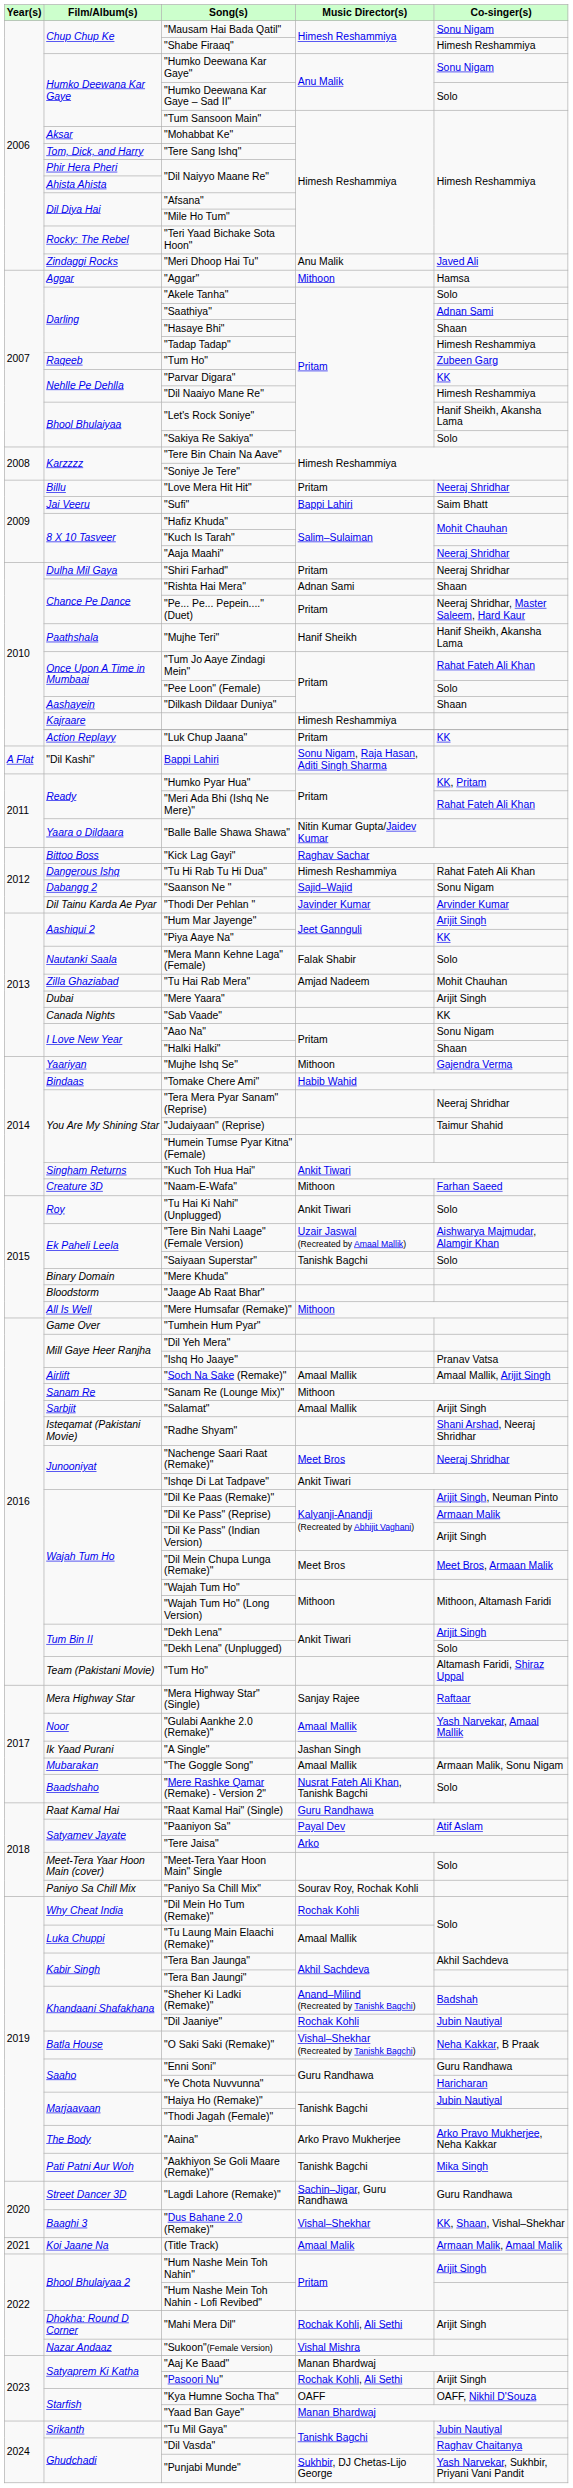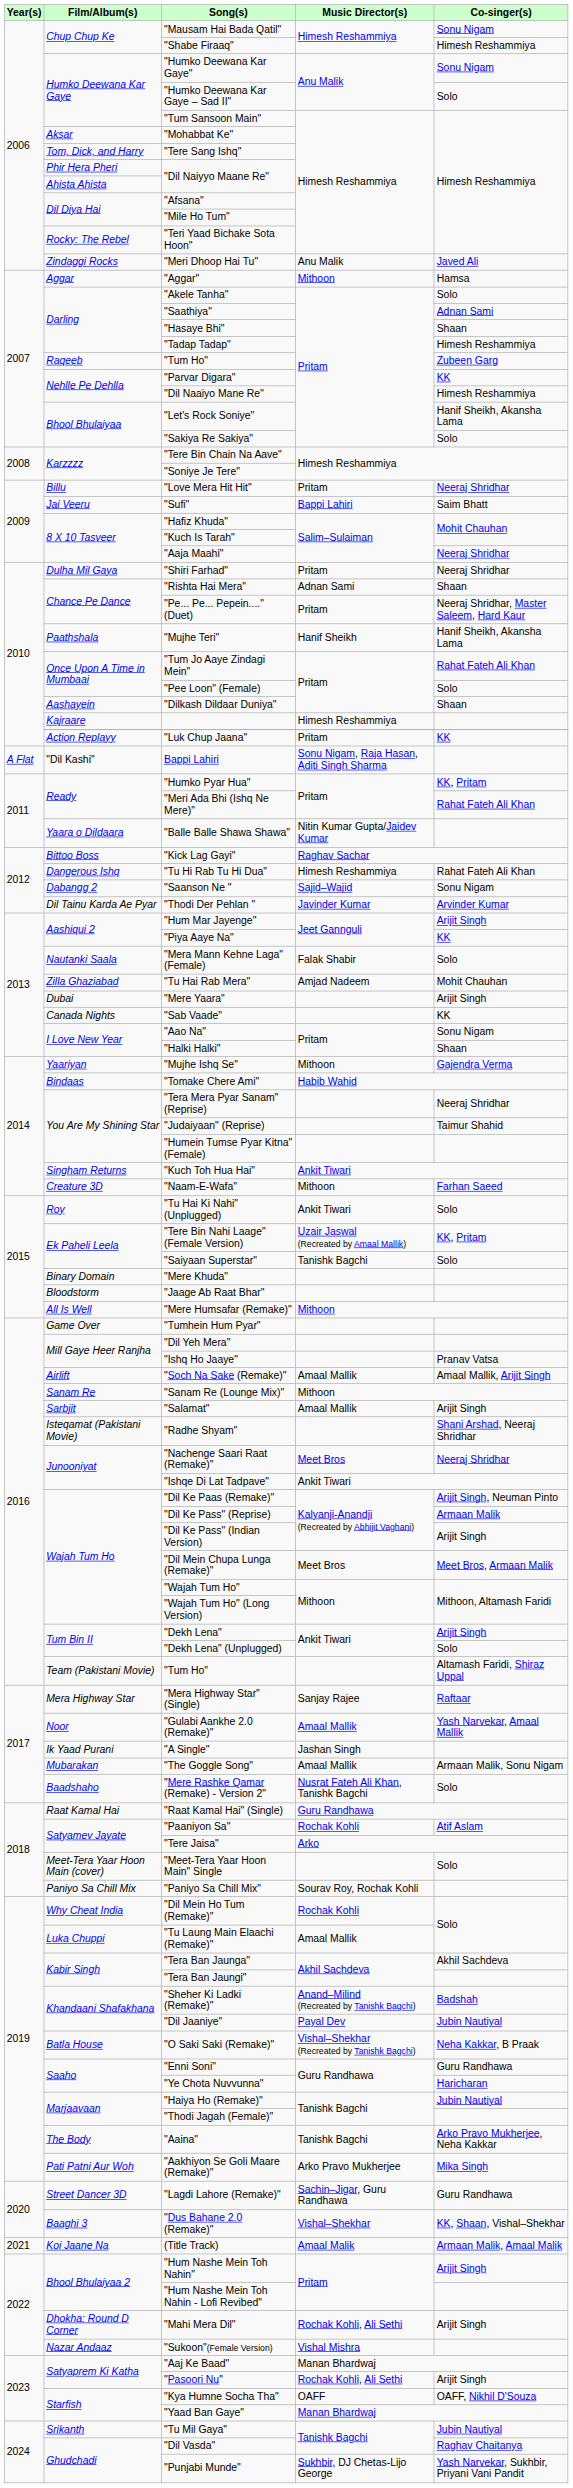(486, 1237) Aishwarya Majmudar, Alamgir Khan -> (462, 1237) KK, Pritam
(321, 1827) Payal Dev -> (328, 1827) Rochak Kohli
(328, 2022) Rochak Kohli -> (321, 2022) Payal Dev
(349, 2139) Arko Pravo Mukherjee -> (333, 2139) Tanishk Bagchi
(333, 2167) Tanishk Bagchi -> (349, 2167) Arko Pravo Mukherjee
